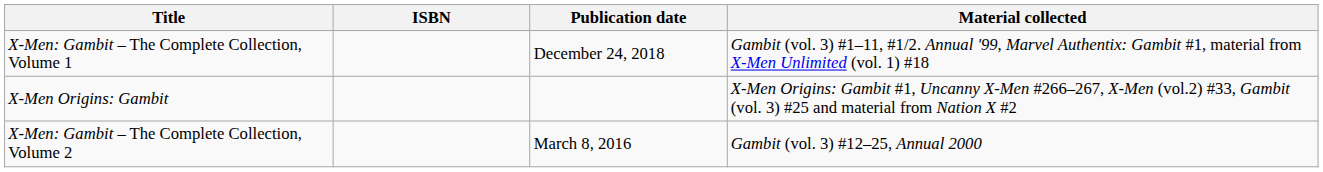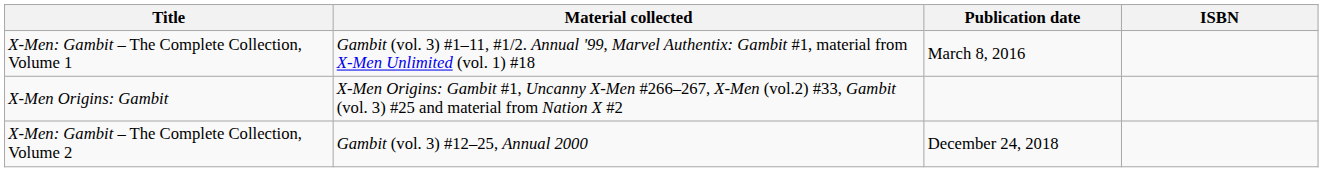columns swapped: (1022, 17) <-> (431, 17)
(599, 53) December 24, 2018 -> (977, 53) March 8, 2016
(583, 143) March 8, 2016 -> (993, 143) December 24, 2018
